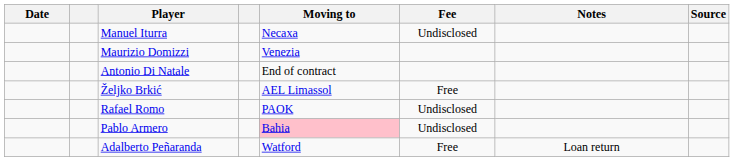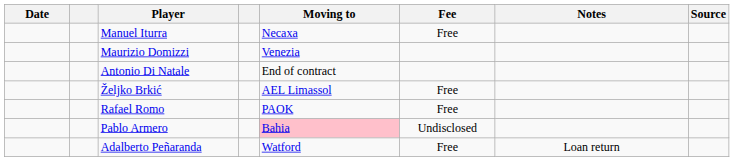(447, 33) Undisclosed -> (447, 33) Free
(447, 109) Undisclosed -> (447, 109) Free
